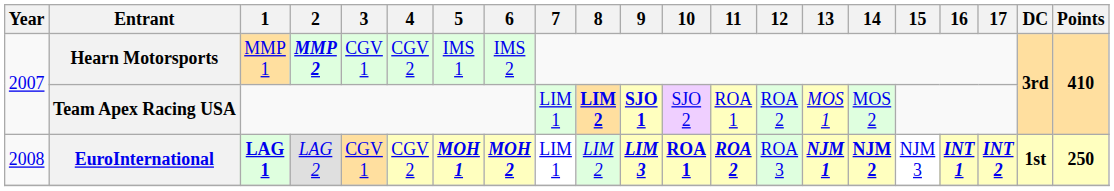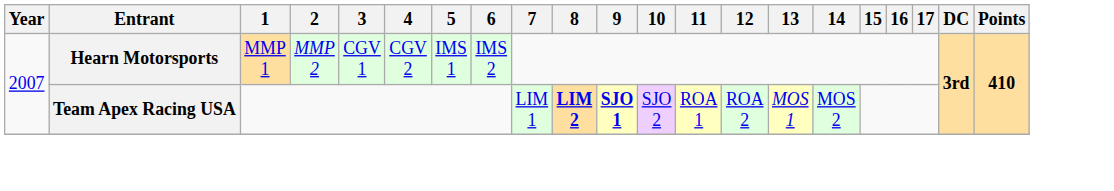(316, 58) bold -> (315, 58) normal
- row: (144, 159)
